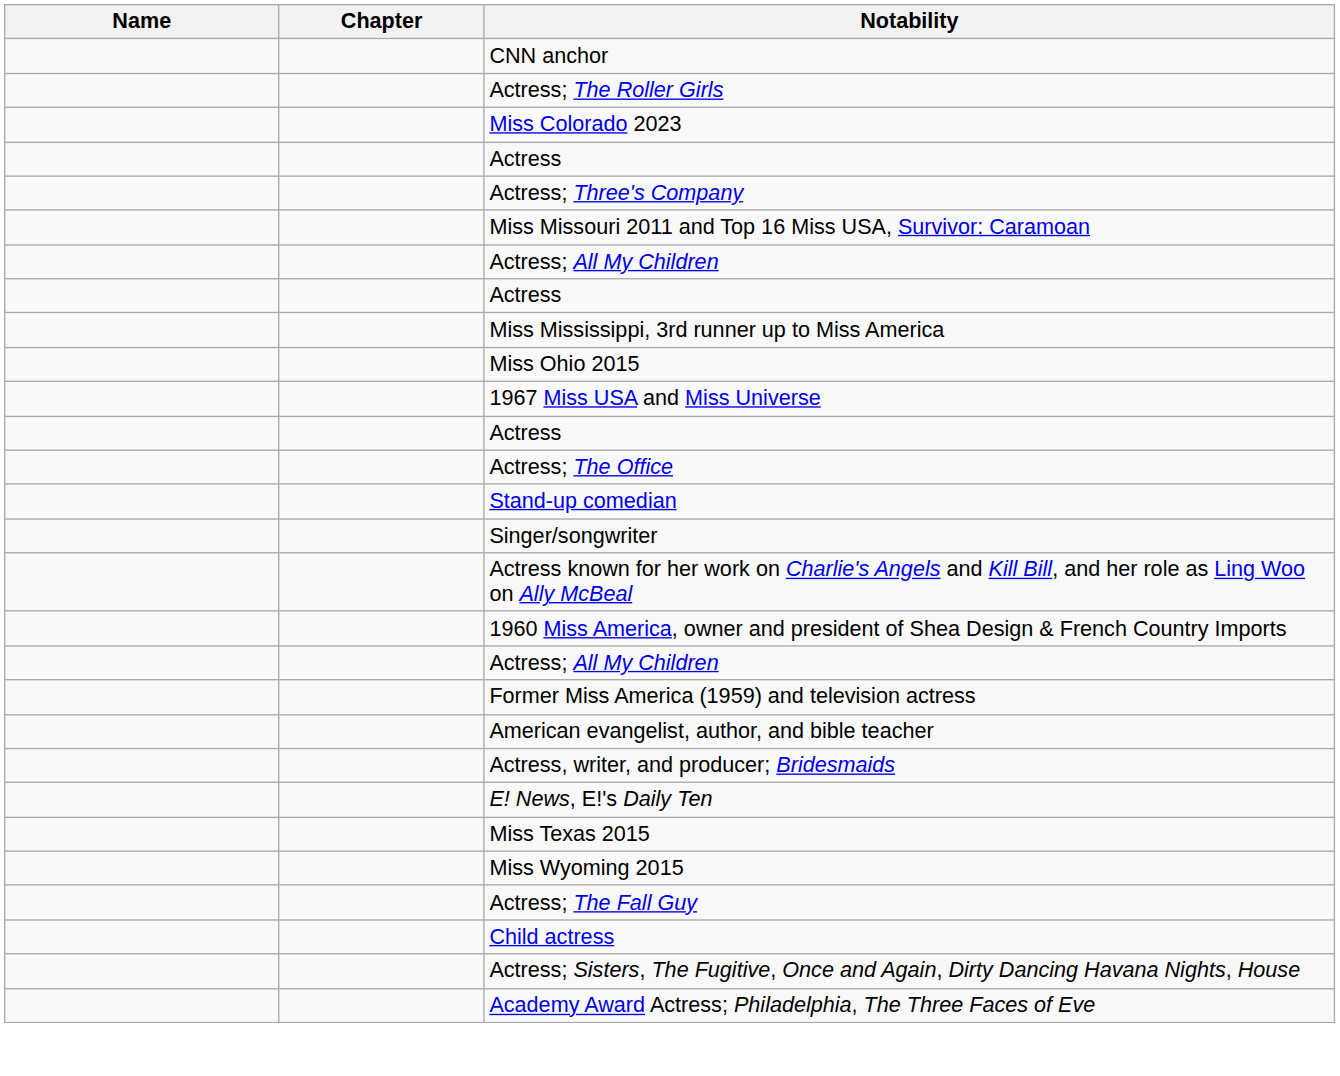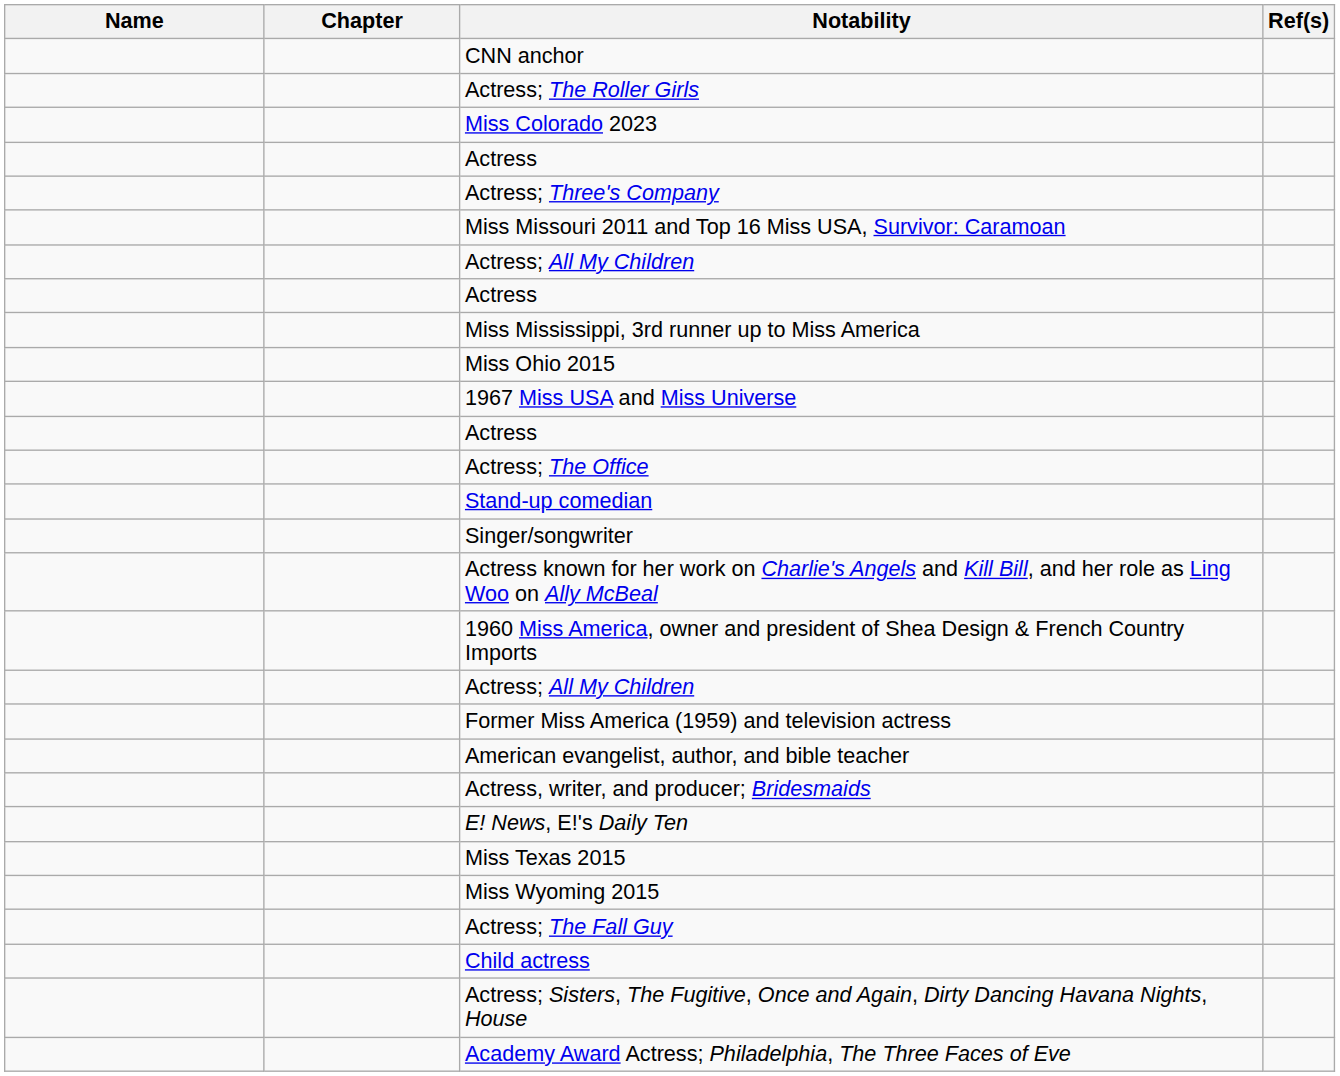+ column: (1299, 21)
